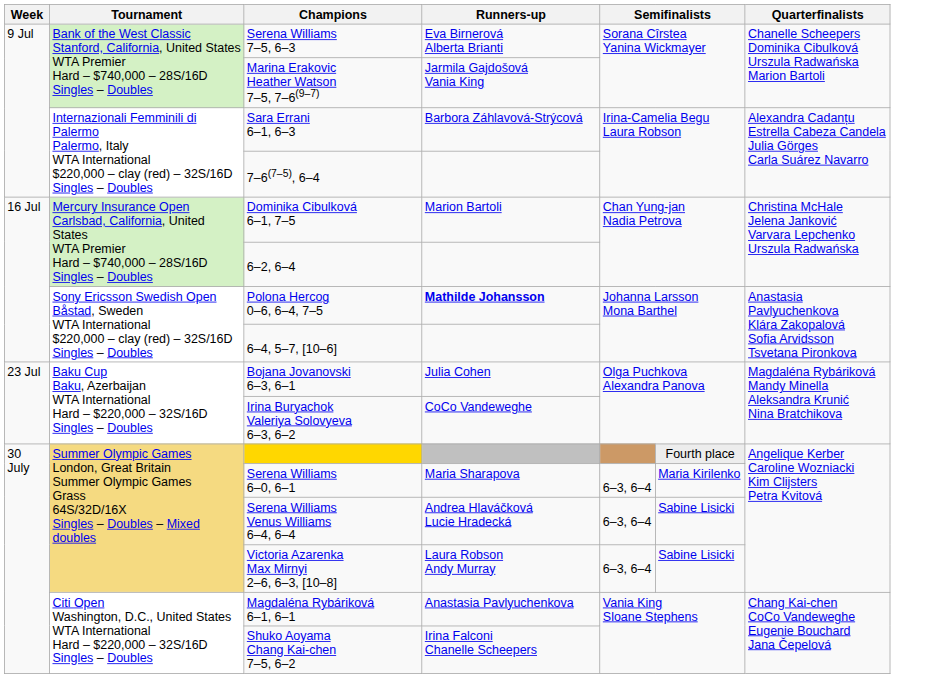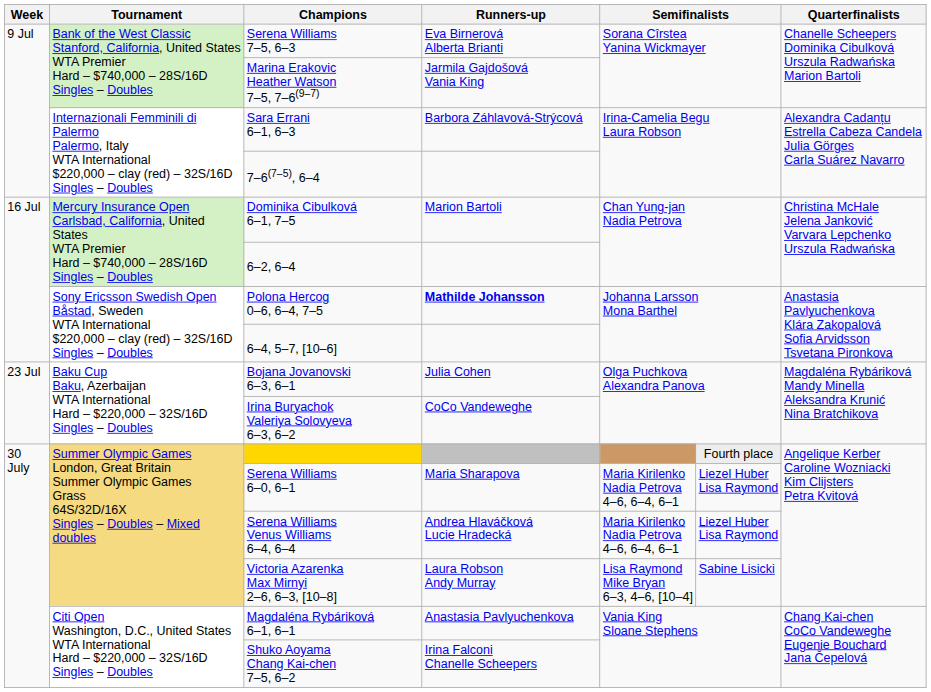(627, 487) 6–3, 6–4 -> (644, 487) Maria Kirilenko Nadia Petrova 4–6, 6–4, 6–1
(699, 473) Maria Kirilenko -> (738, 480) Liezel Huber Lisa Raymond
(627, 521) 6–3, 6–4 -> (644, 535) Maria Kirilenko Nadia Petrova 4–6, 6–4, 6–1
(696, 507) Sabine Lisicki -> (738, 528) Liezel Huber Lisa Raymond
(627, 569) 6–3, 6–4 -> (648, 583) Lisa Raymond Mike Bryan 6–3, 4–6, [10–4]
